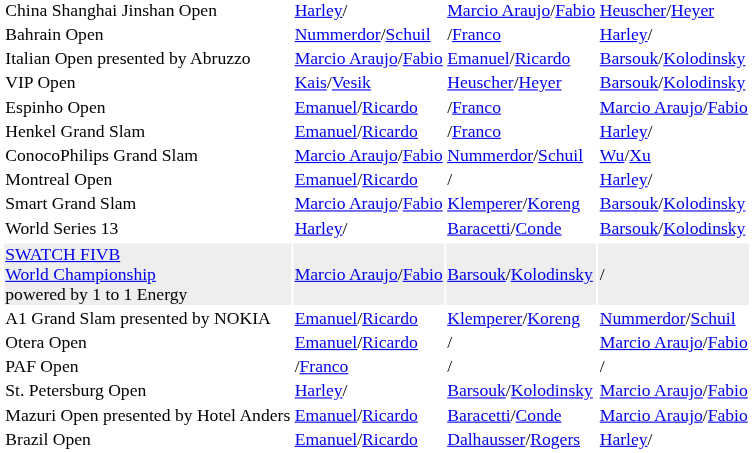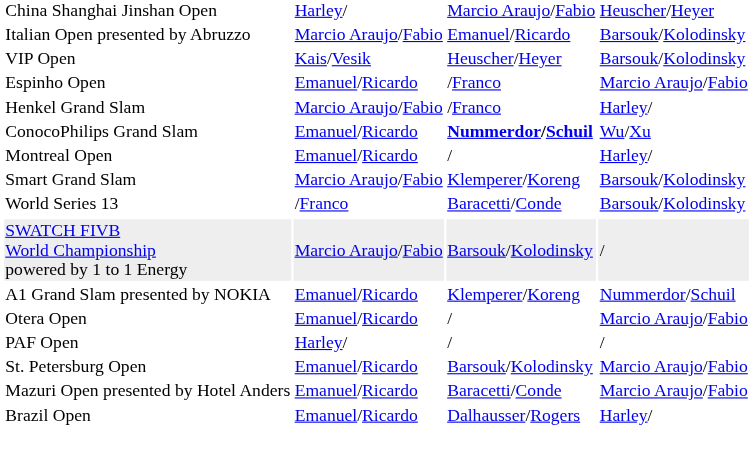- row: (54, 34)
(356, 131) Emanuel/Ricardo -> (369, 106) Marcio Araujo/Fabio
(369, 155) Marcio Araujo/Fabio -> (356, 131) Emanuel/Ricardo
(515, 155) normal -> (520, 131) bold
(321, 227) Harley/ -> (322, 203) /Franco
(322, 366) /Franco -> (321, 342) Harley/
(321, 390) Harley/ -> (356, 366) Emanuel/Ricardo
